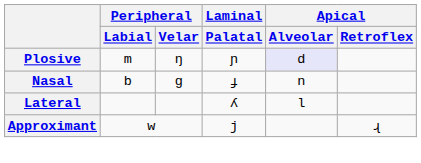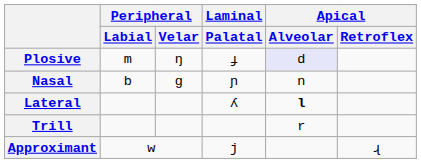(234, 60) ɲ -> (234, 60) ɟ
(234, 82) ɟ -> (234, 82) ɲ
(301, 104) normal -> (301, 104) bold
+ row: (52, 126)
